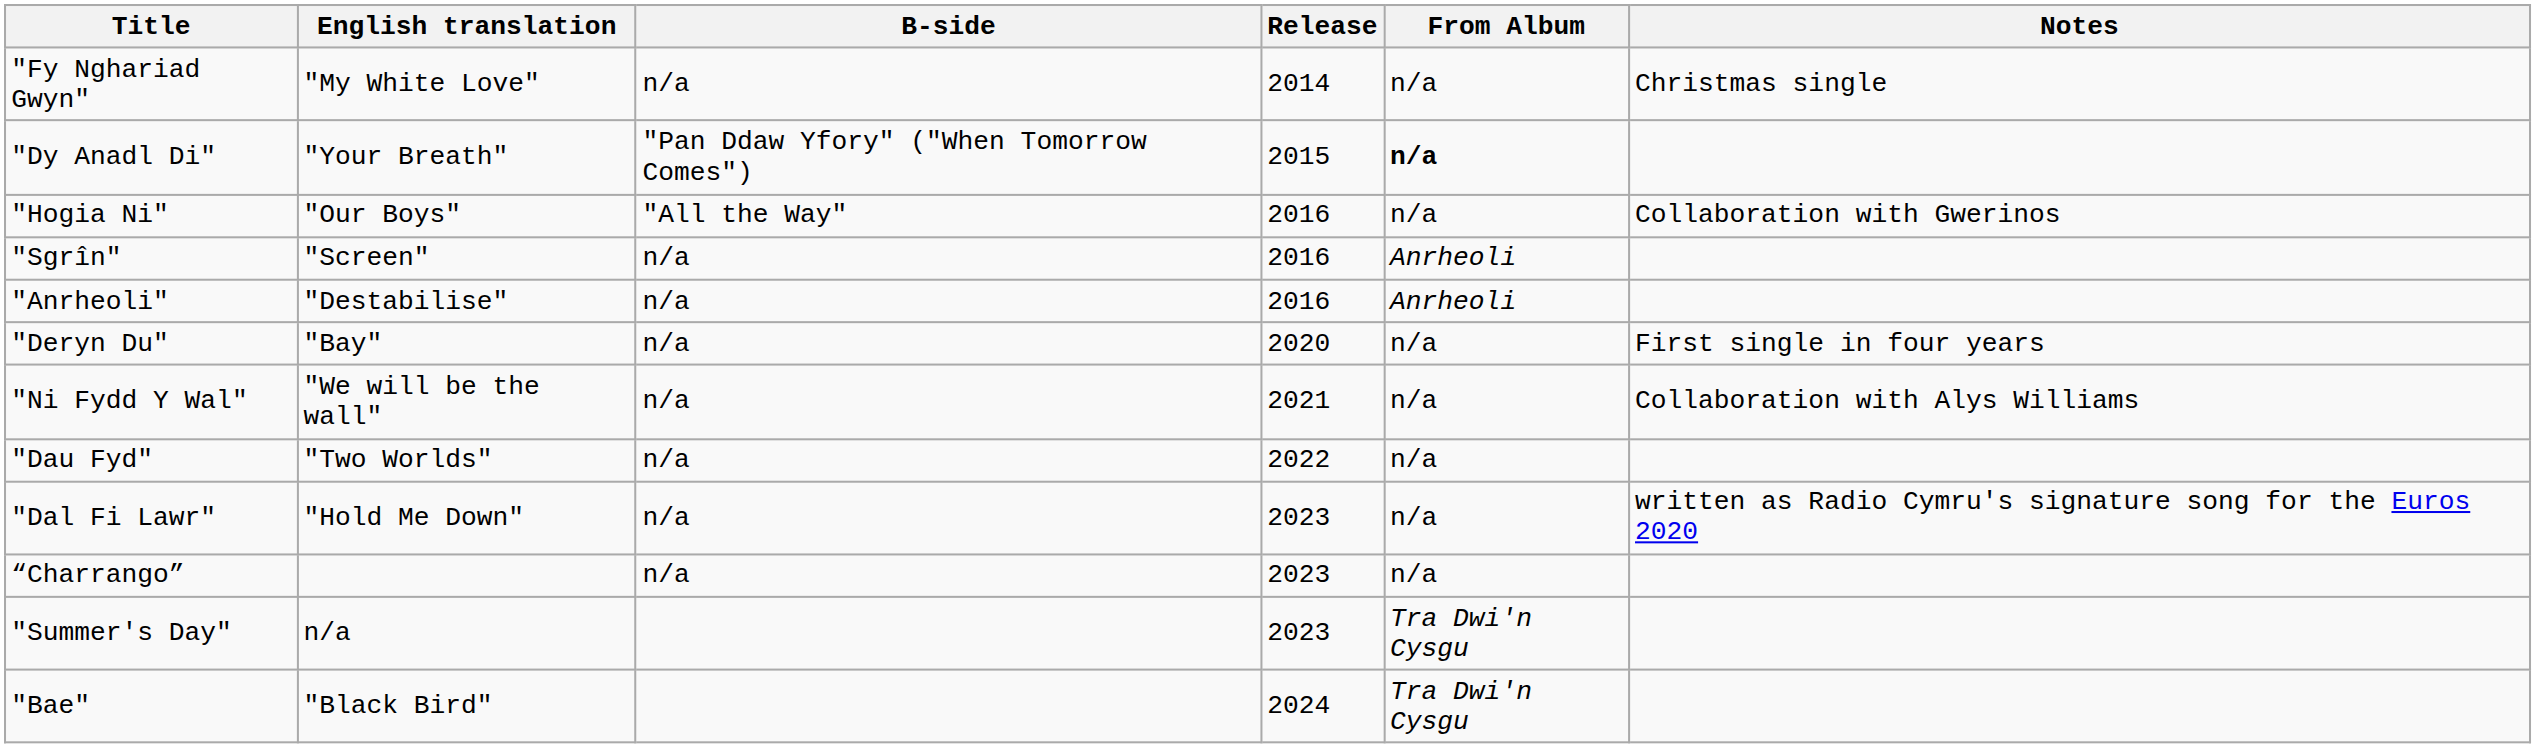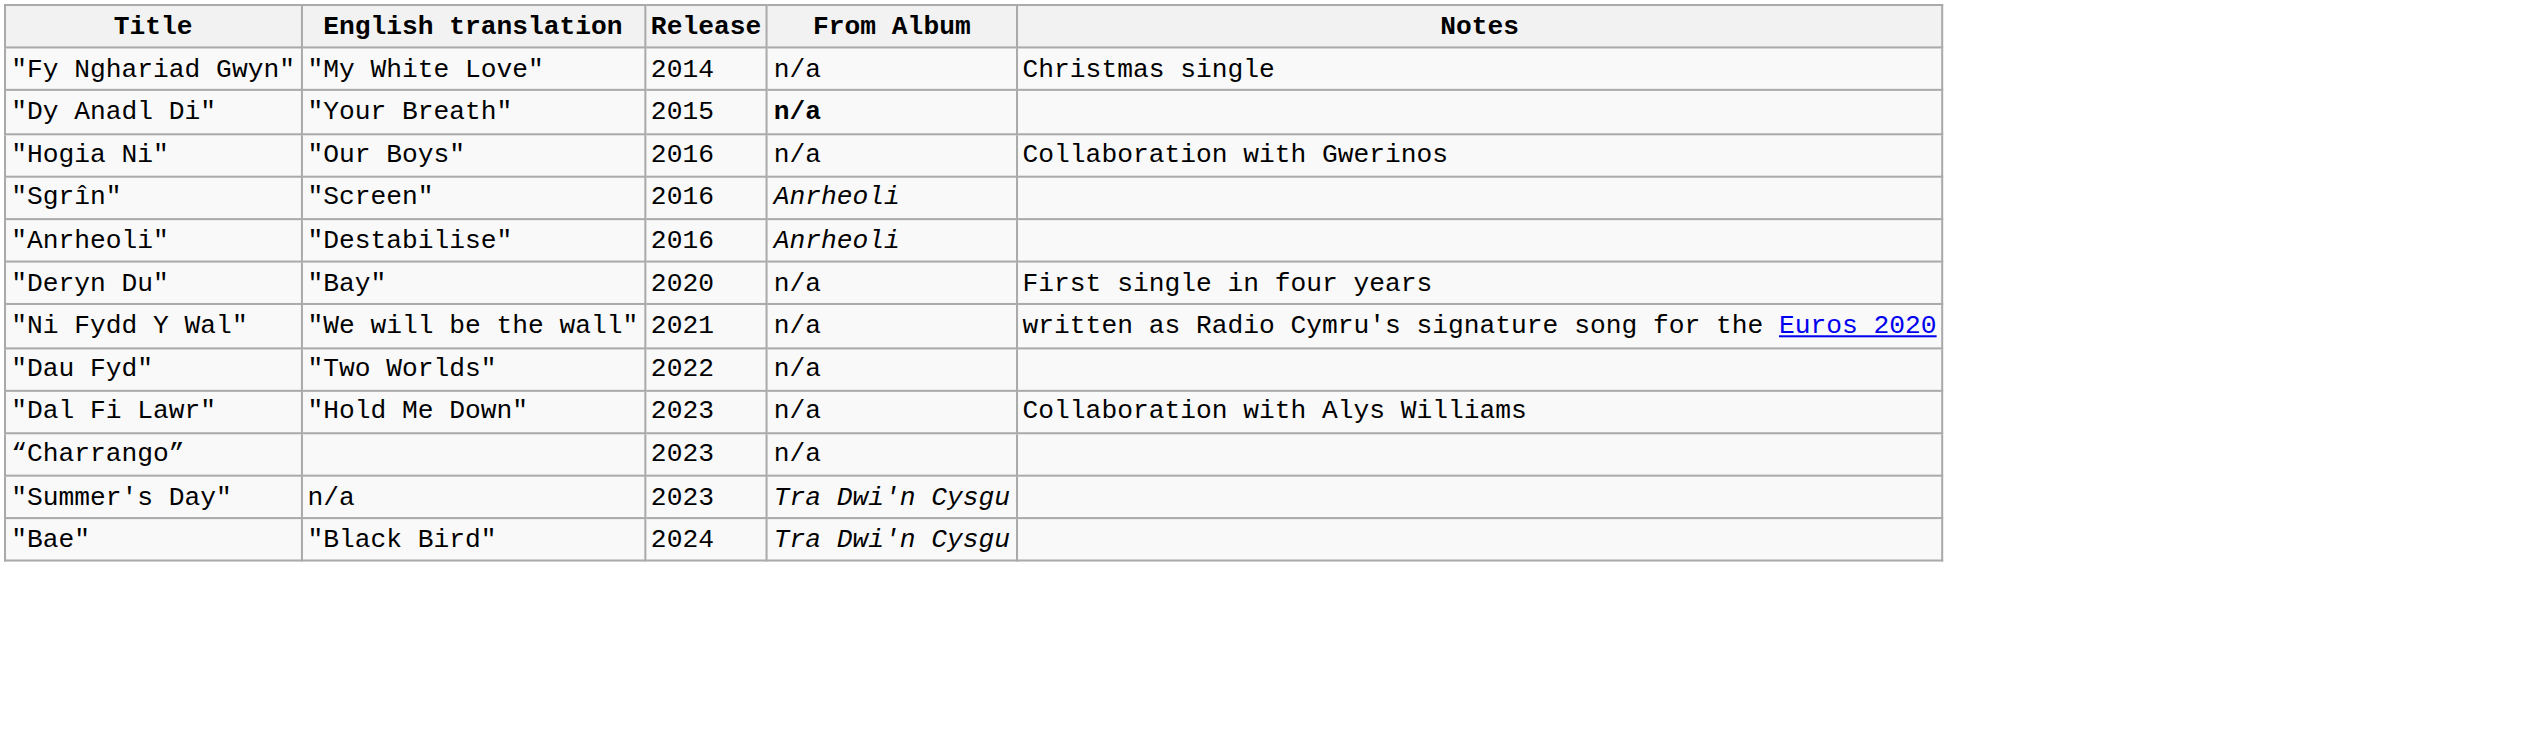- column: (949, 26)
(1887, 402) Collaboration with Alys Williams -> (1480, 326) written as Radio Cymru's signature song for the Euros 2020
(2053, 518) written as Radio Cymru's signature song for the Euros 2020 -> (1275, 412) Collaboration with Alys Williams
